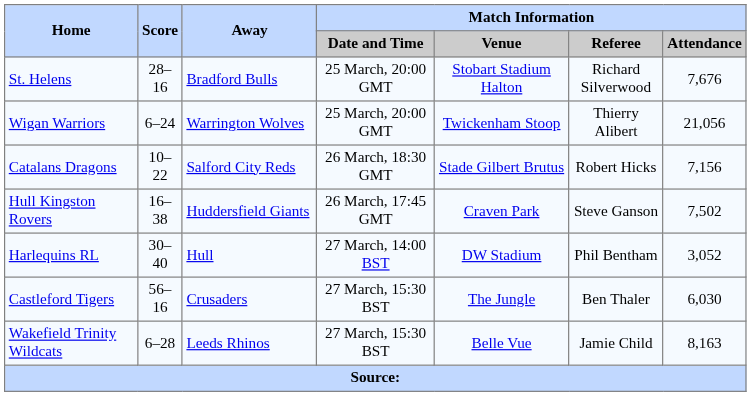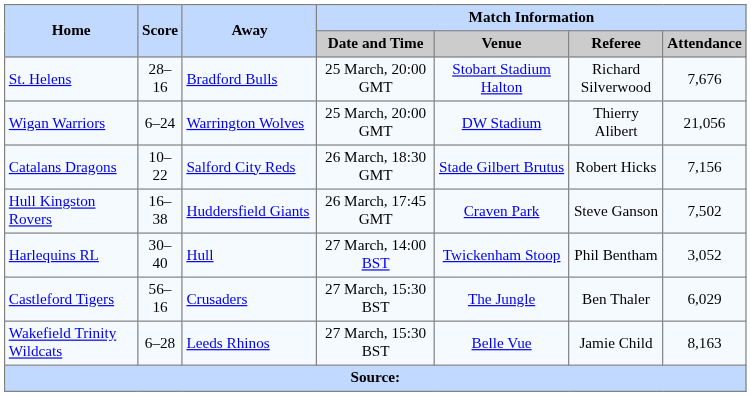(502, 122) Twickenham Stoop -> (502, 122) DW Stadium
(502, 254) DW Stadium -> (502, 254) Twickenham Stoop
(705, 299) 6,030 -> (705, 299) 6,029
